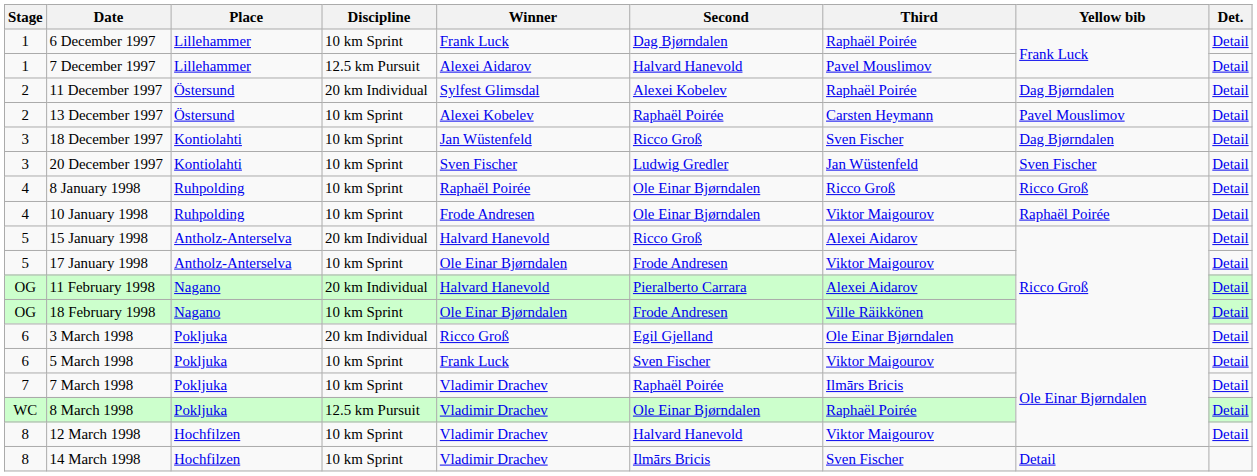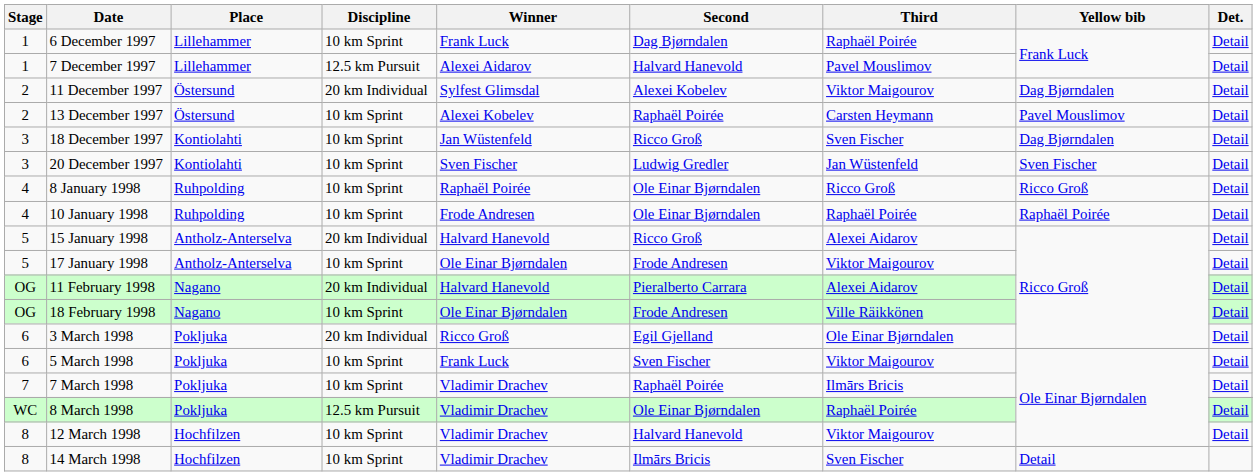(871, 90) Raphaël Poirée -> (880, 90) Viktor Maigourov
(880, 213) Viktor Maigourov -> (871, 213) Raphaël Poirée
